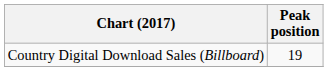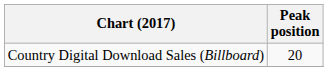(295, 54) 19 -> (295, 54) 20
